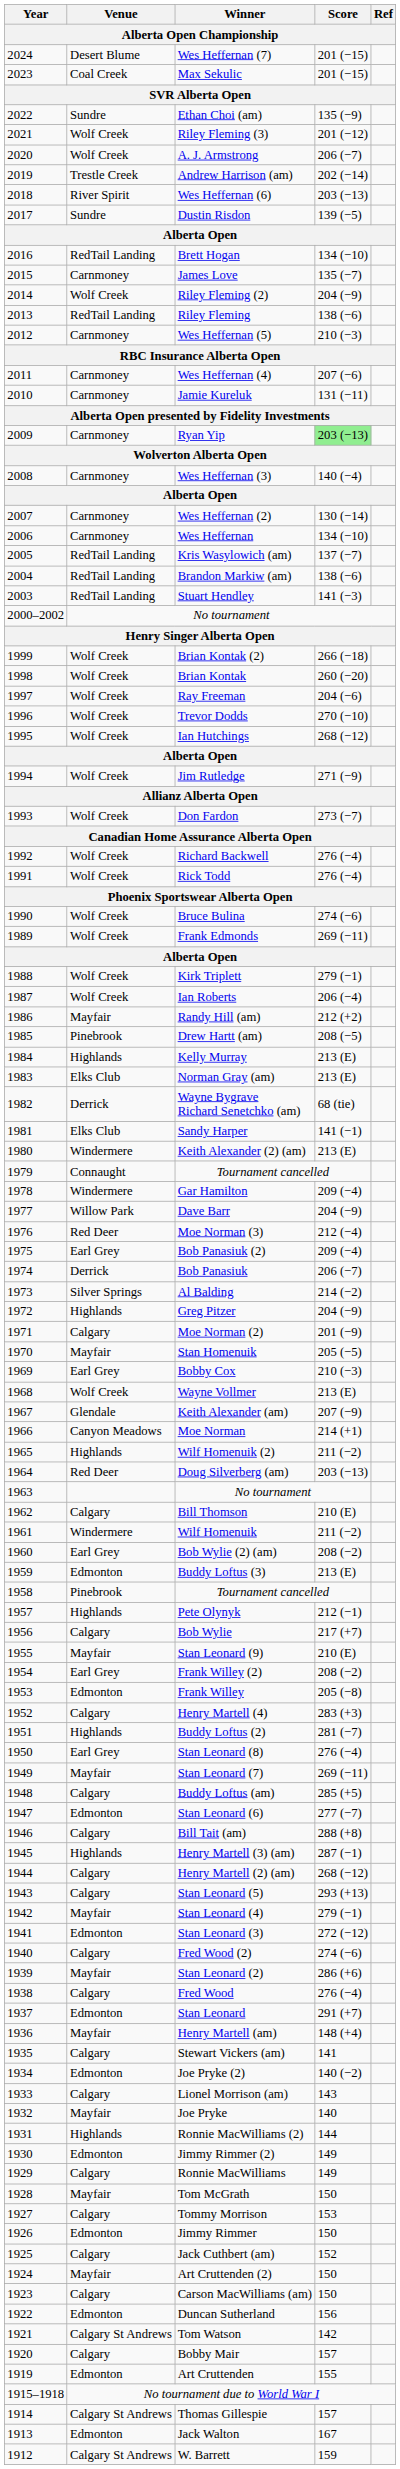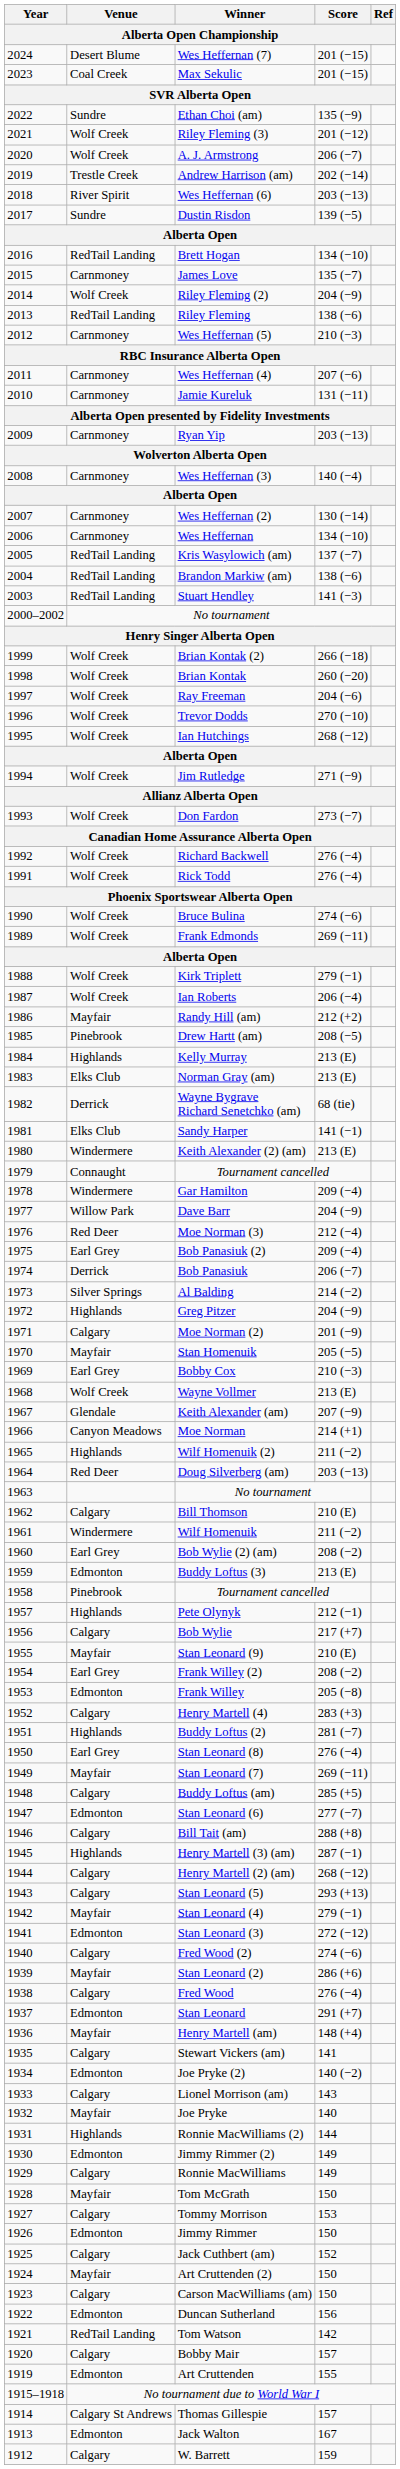(343, 435) lightgreen background -> (343, 435) no background
(121, 2334) Calgary St Andrews -> (113, 2334) RedTail Landing
(121, 2454) Calgary St Andrews -> (90, 2454) Calgary
